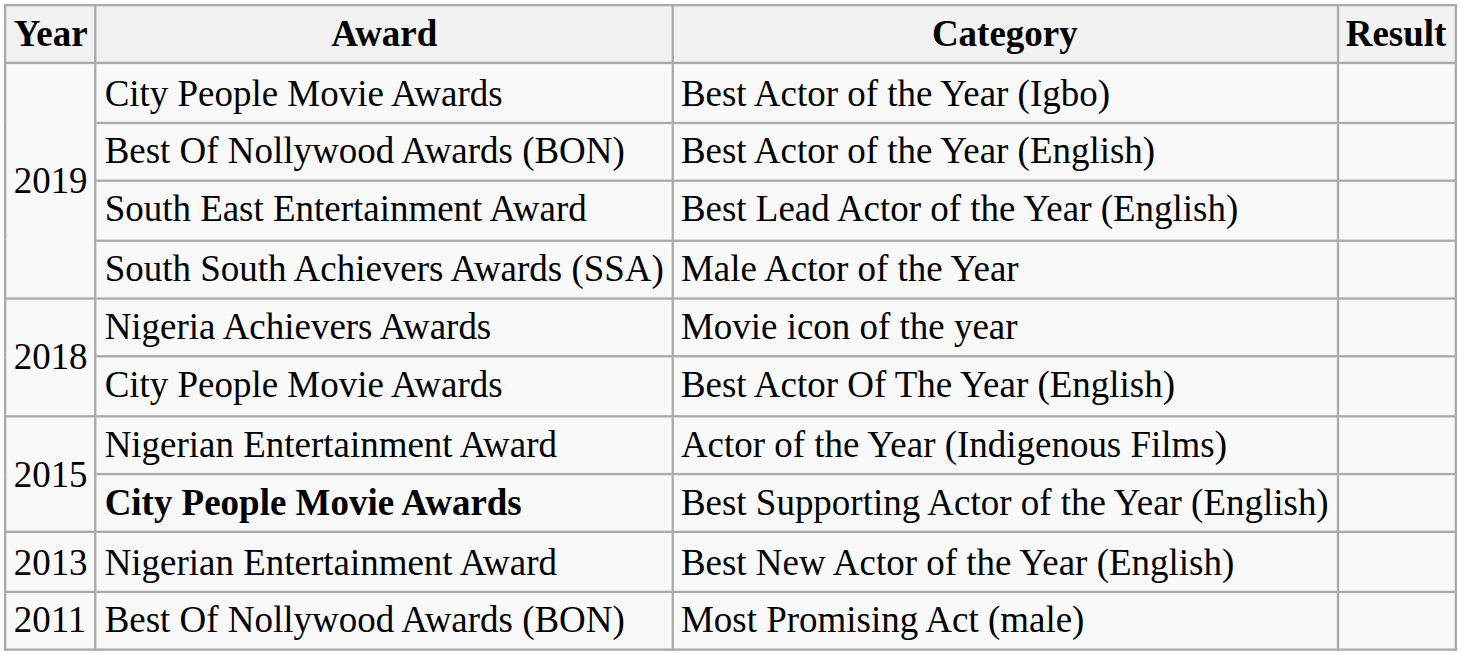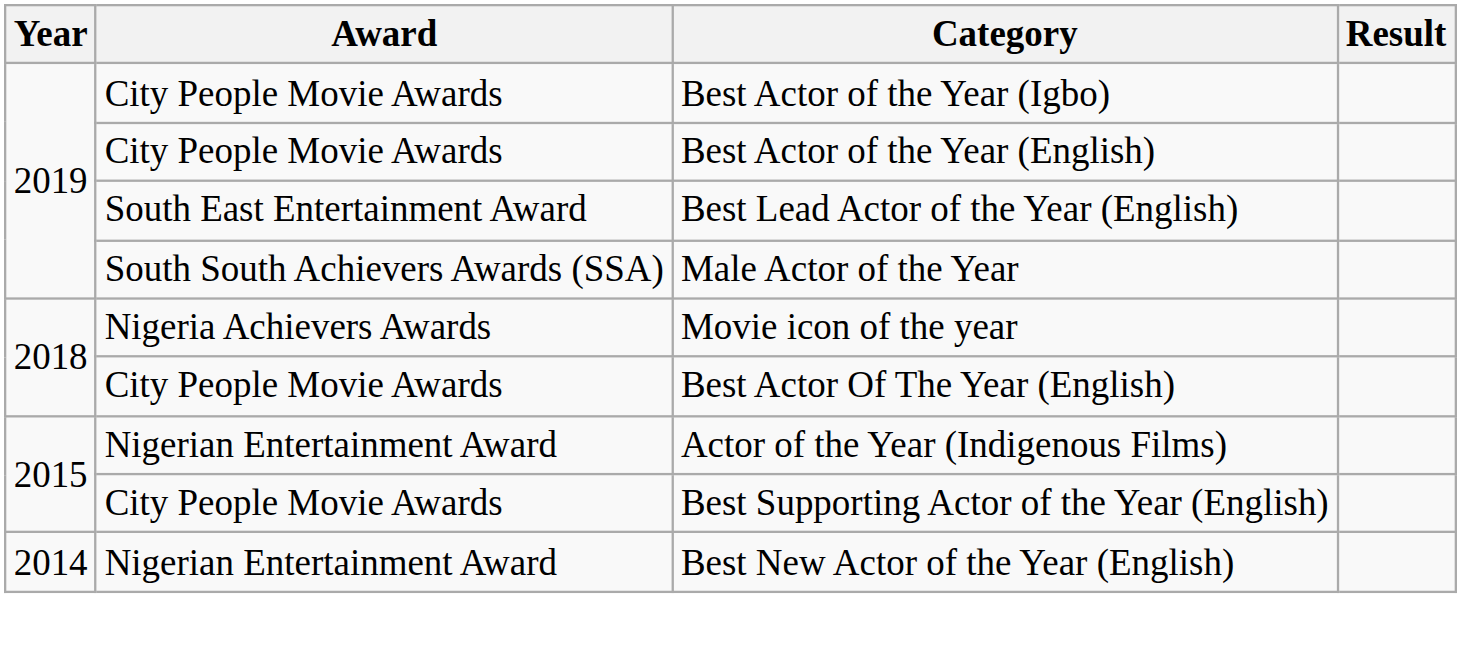(365, 151) Best Of Nollywood Awards (BON) -> (304, 151) City People Movie Awards
(313, 502) bold -> (304, 502) normal
(51, 561) 2013 -> (51, 561) 2014
- row: (883, 619)
